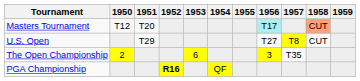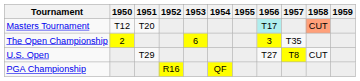rows swapped: (28, 41) <-> (57, 55)
(171, 69) bold -> (171, 69) normal
